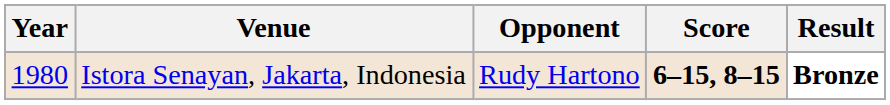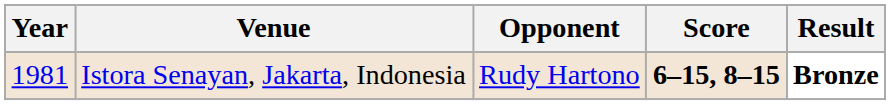(40, 74) 1980 -> (40, 74) 1981
